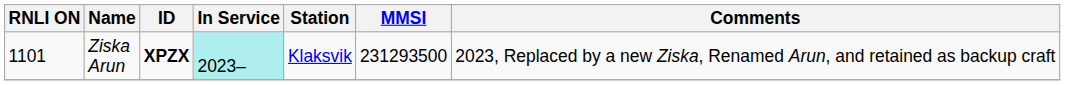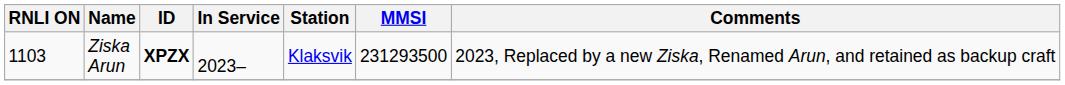(27, 55) 1101 -> (27, 55) 1103
(222, 65) paleturquoise background -> (222, 65) no background
